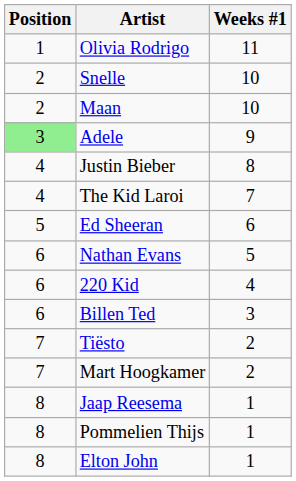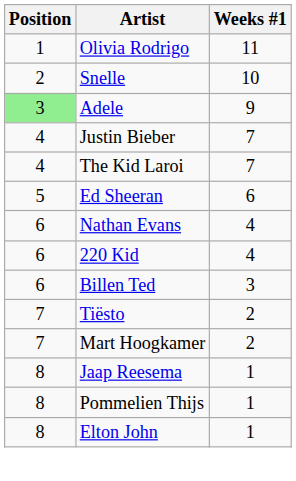- row: (100, 107)
(250, 166) 8 -> (250, 136) 7
(250, 254) 5 -> (250, 225) 4
